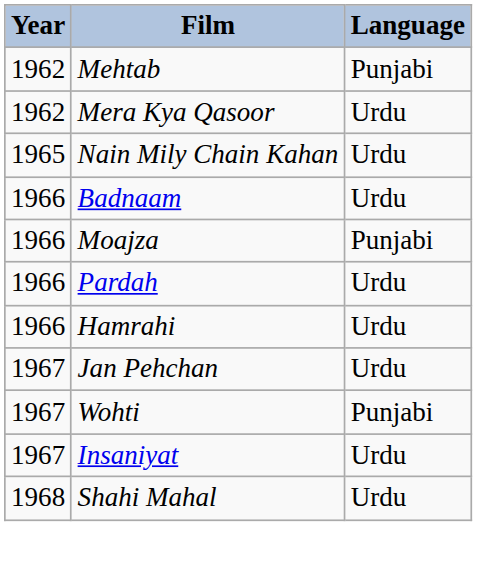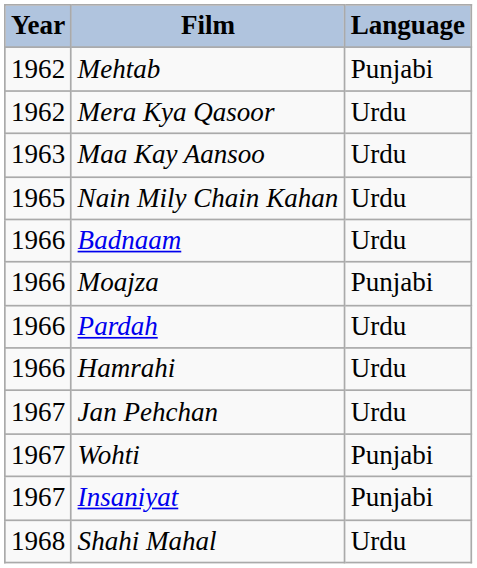+ row: (171, 154)
(379, 454) Urdu -> (392, 497) Punjabi
